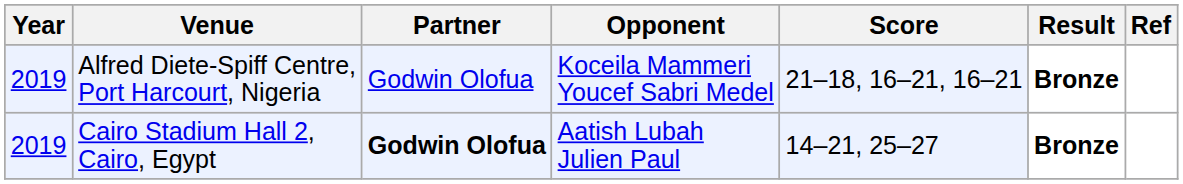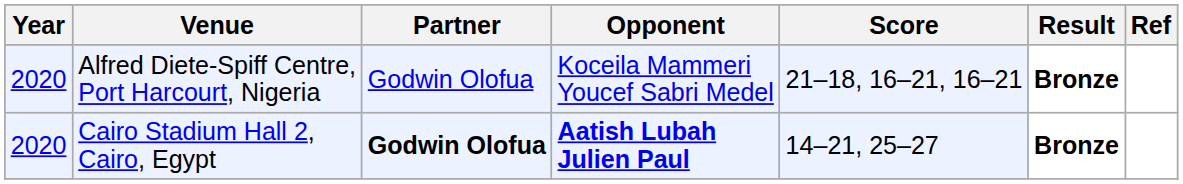(39, 79) 2019 -> (39, 79) 2020
(39, 146) 2019 -> (39, 146) 2020
(631, 146) normal -> (637, 146) bold
